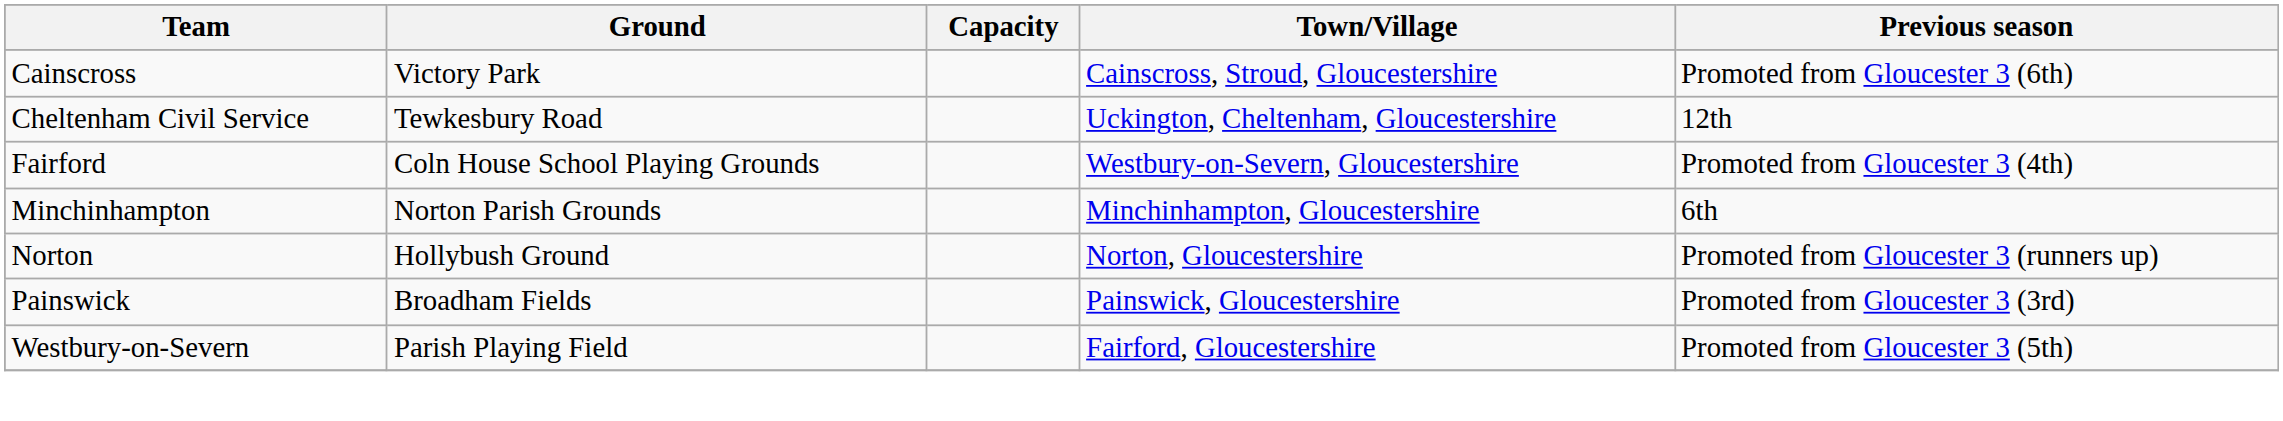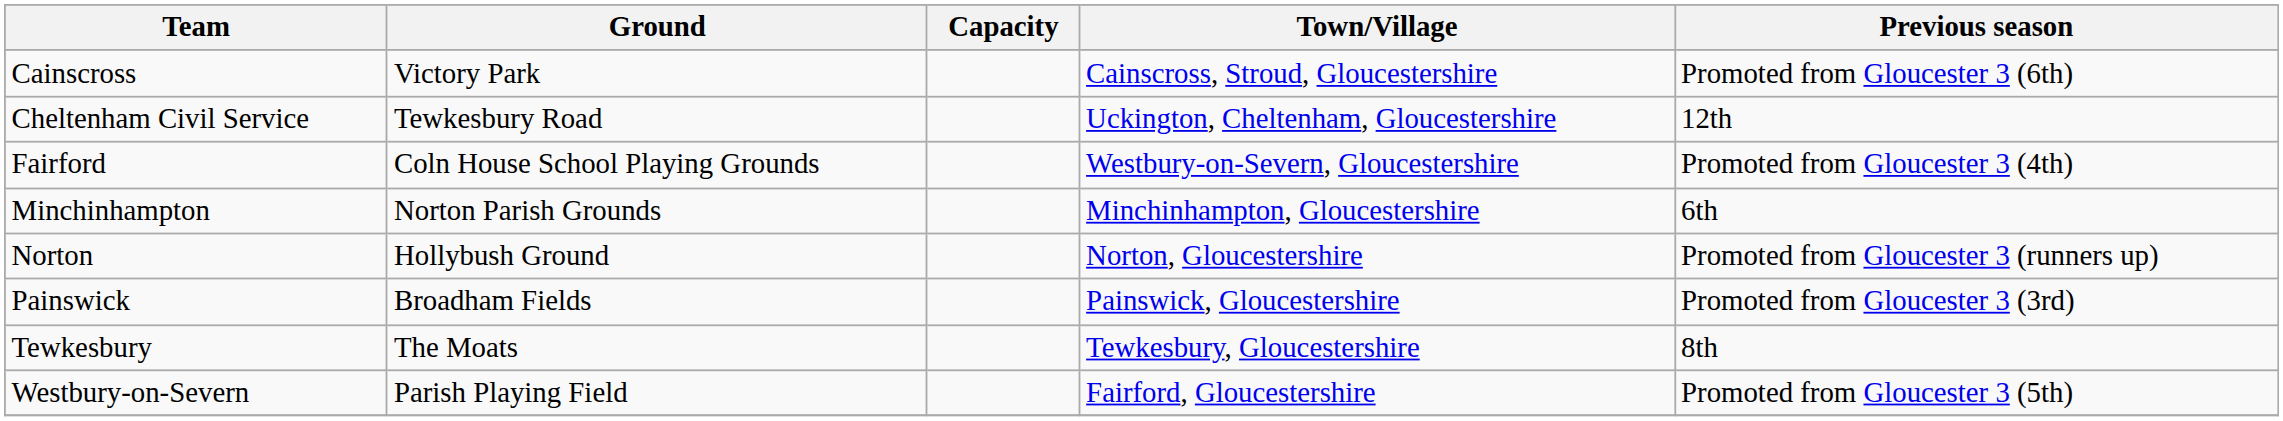+ row: (82, 347)
